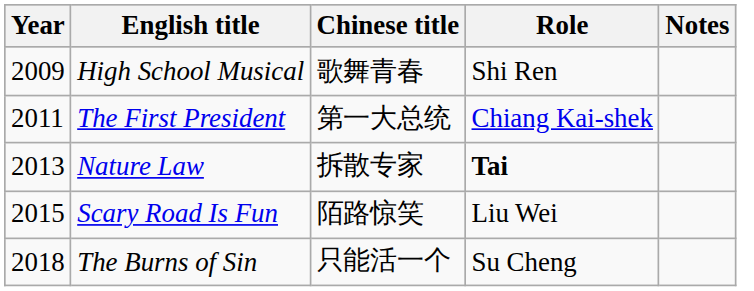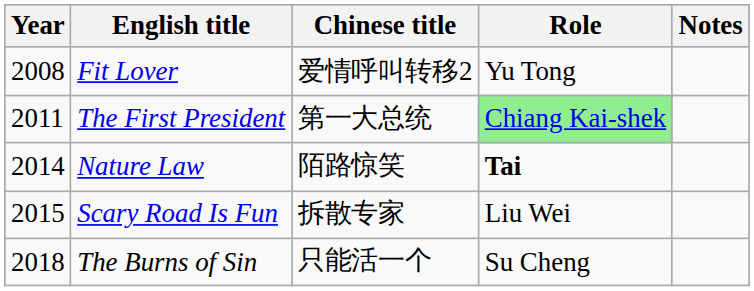+ row: (128, 70)
- row: (191, 70)
(562, 118) no background -> (575, 118) lightgreen background
(38, 166) 2013 -> (38, 166) 2014
(370, 165) 拆散专家 -> (351, 165) 陌路惊笑
(370, 213) 陌路惊笑 -> (351, 213) 拆散专家
